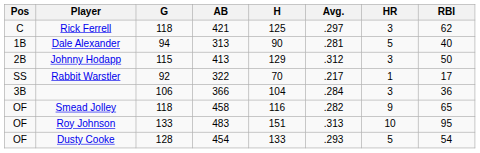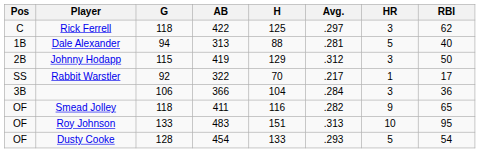(221, 28) 421 -> (221, 28) 422
(277, 44) 90 -> (277, 44) 88
(221, 60) 413 -> (221, 60) 419
(221, 108) 458 -> (221, 108) 411
